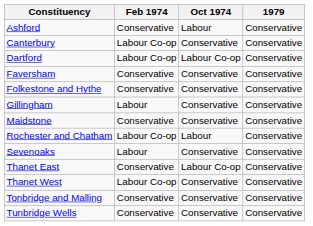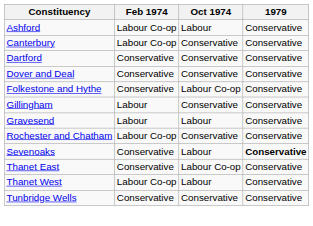(145, 27) Conservative -> (147, 27) Labour Co-op
(147, 58) Labour Co-op -> (145, 58) Conservative
(211, 58) Labour Co-op -> (210, 58) Conservative
+ row: (40, 74)
- row: (31, 74)
(210, 89) Conservative -> (211, 89) Labour Co-op
+ row: (30, 120)
- row: (29, 120)
(196, 136) Labour -> (210, 136) Conservative
(132, 151) Labour -> (145, 151) Conservative
(210, 151) Conservative -> (196, 151) Labour
(274, 151) normal -> (276, 151) bold
(210, 182) Conservative -> (196, 182) Labour
- row: (54, 197)
